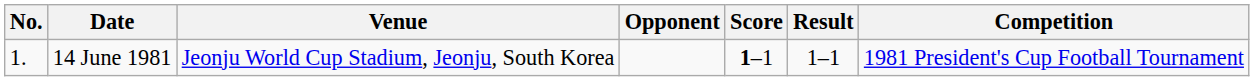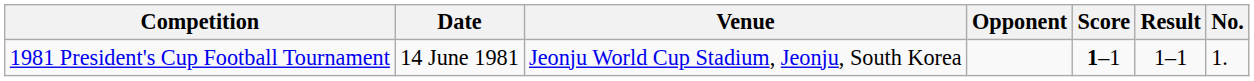columns swapped: (26, 22) <-> (1054, 22)
